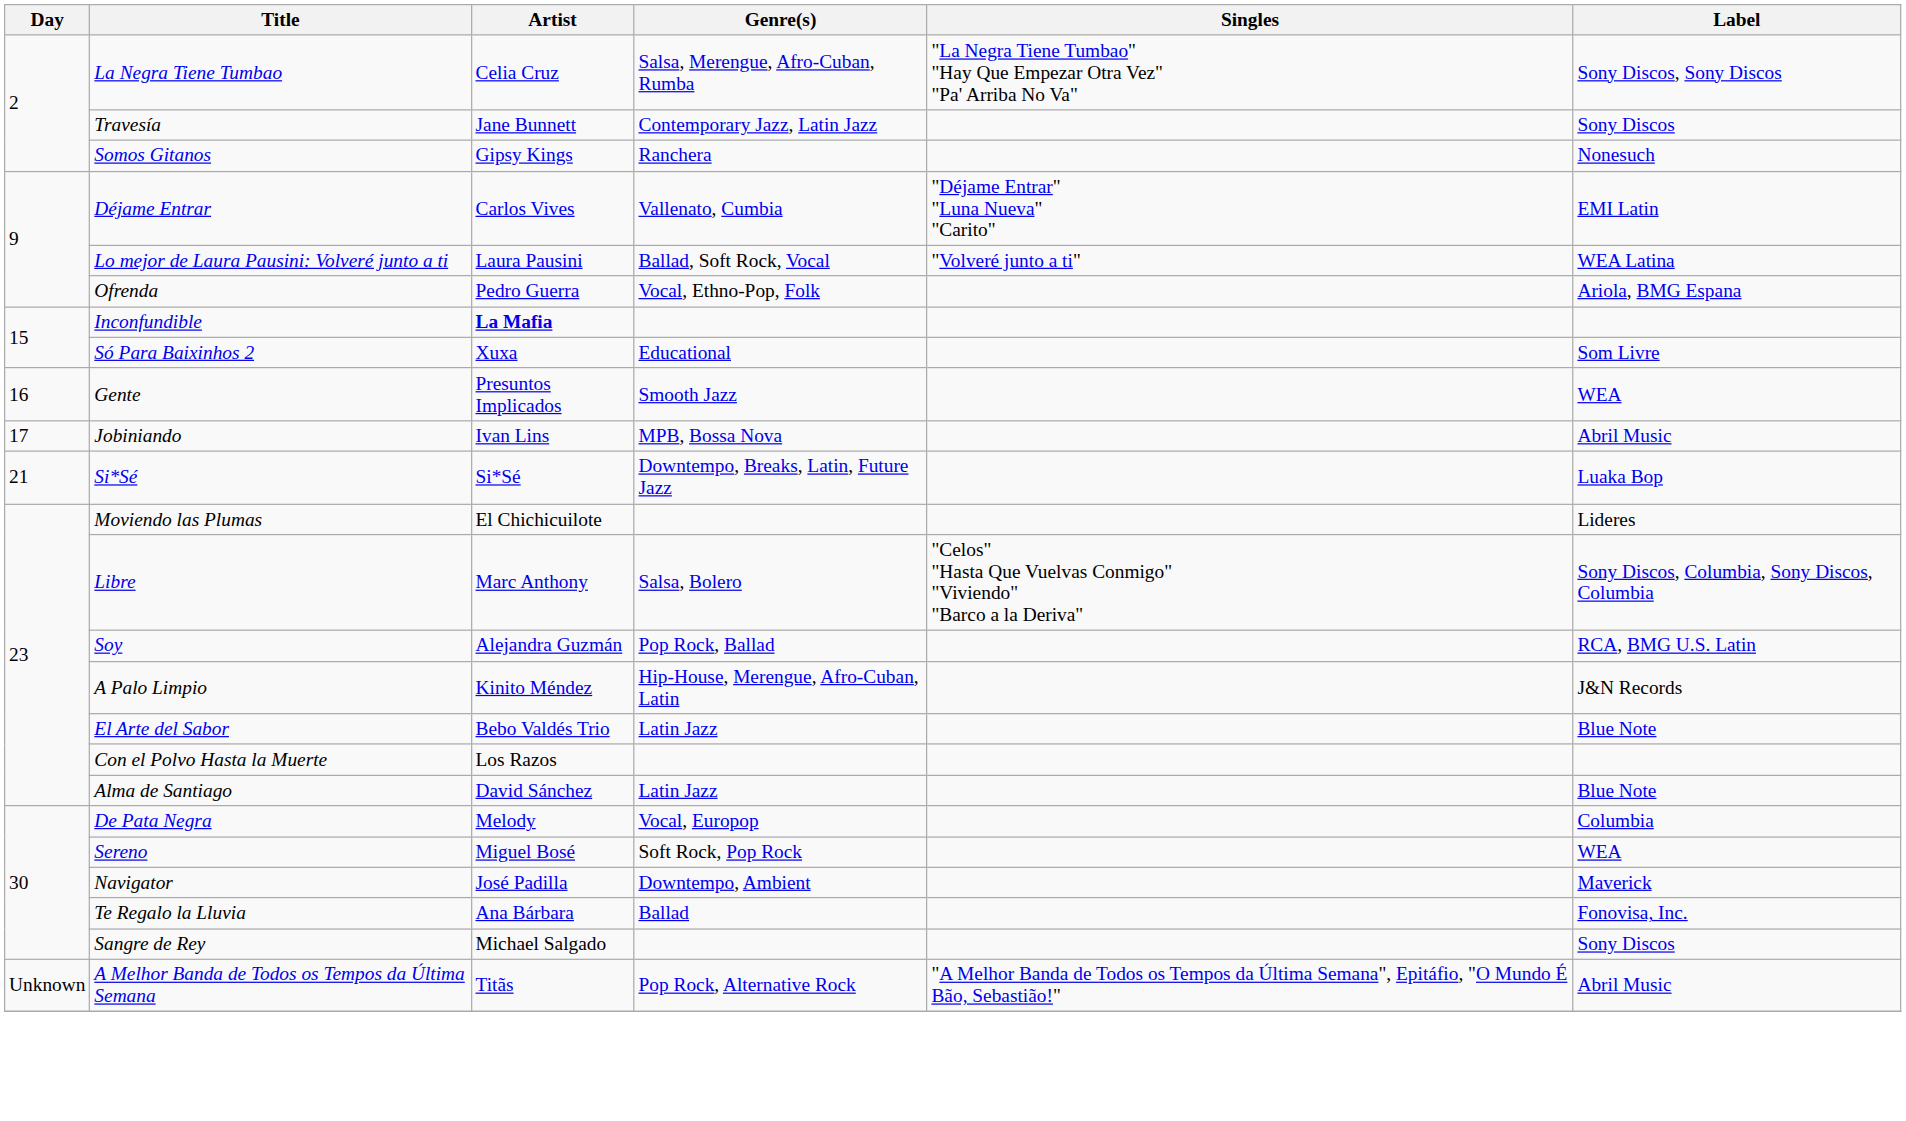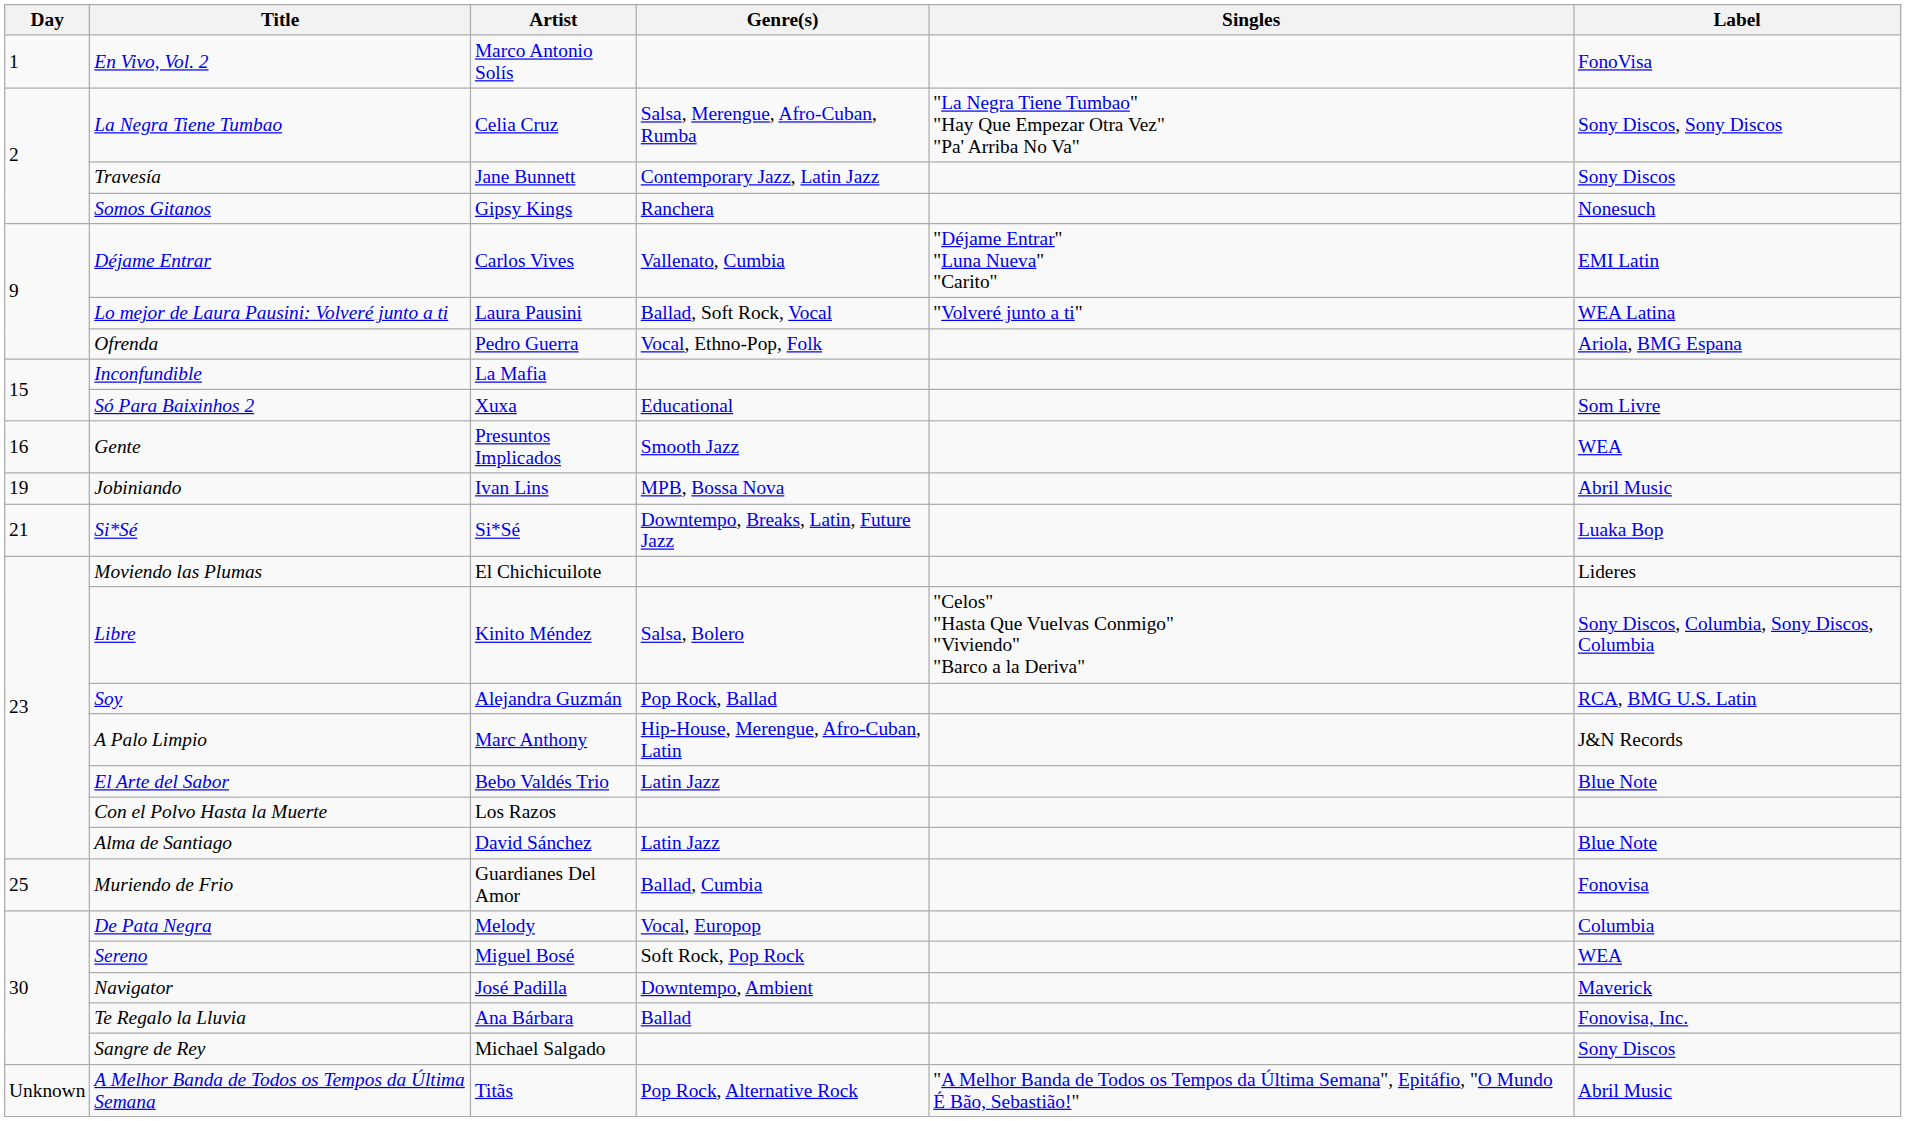+ row: (151, 61)
(514, 321) bold -> (511, 374) normal
(19, 435) 17 -> (19, 488) 19
(532, 582) Marc Anthony -> (533, 634) Kinito Méndez
(534, 687) Kinito Méndez -> (531, 739) Marc Anthony
+ row: (164, 884)
